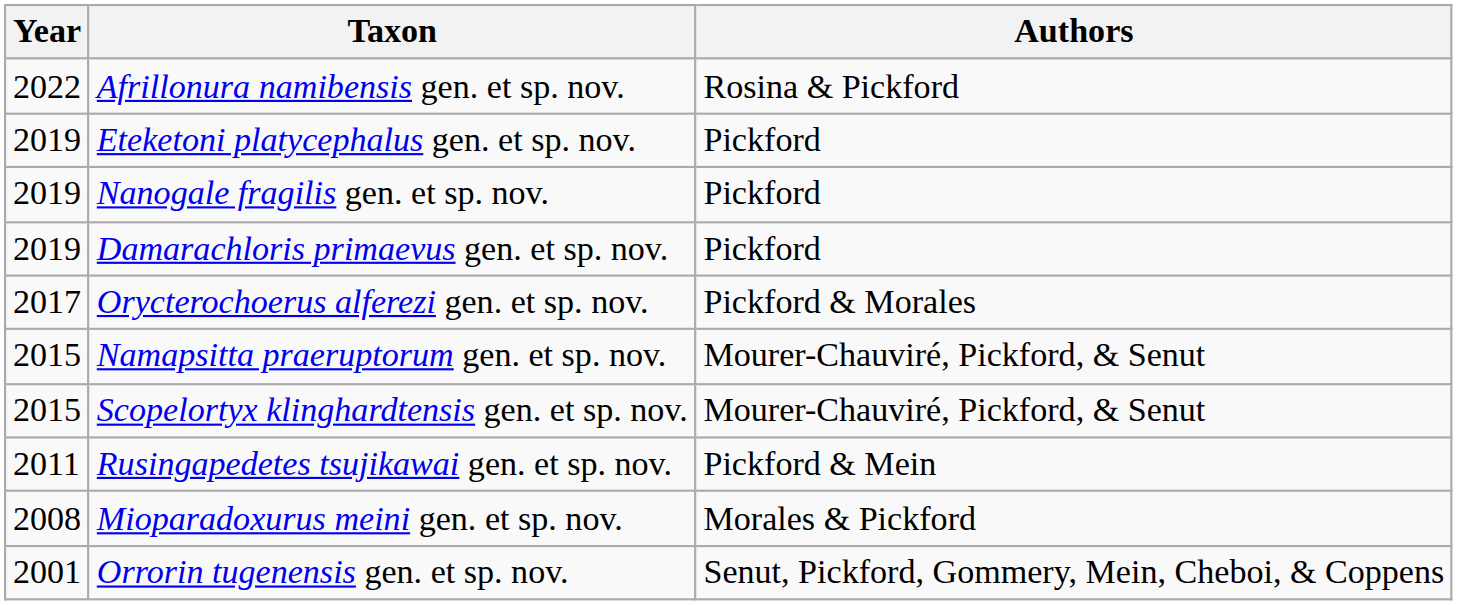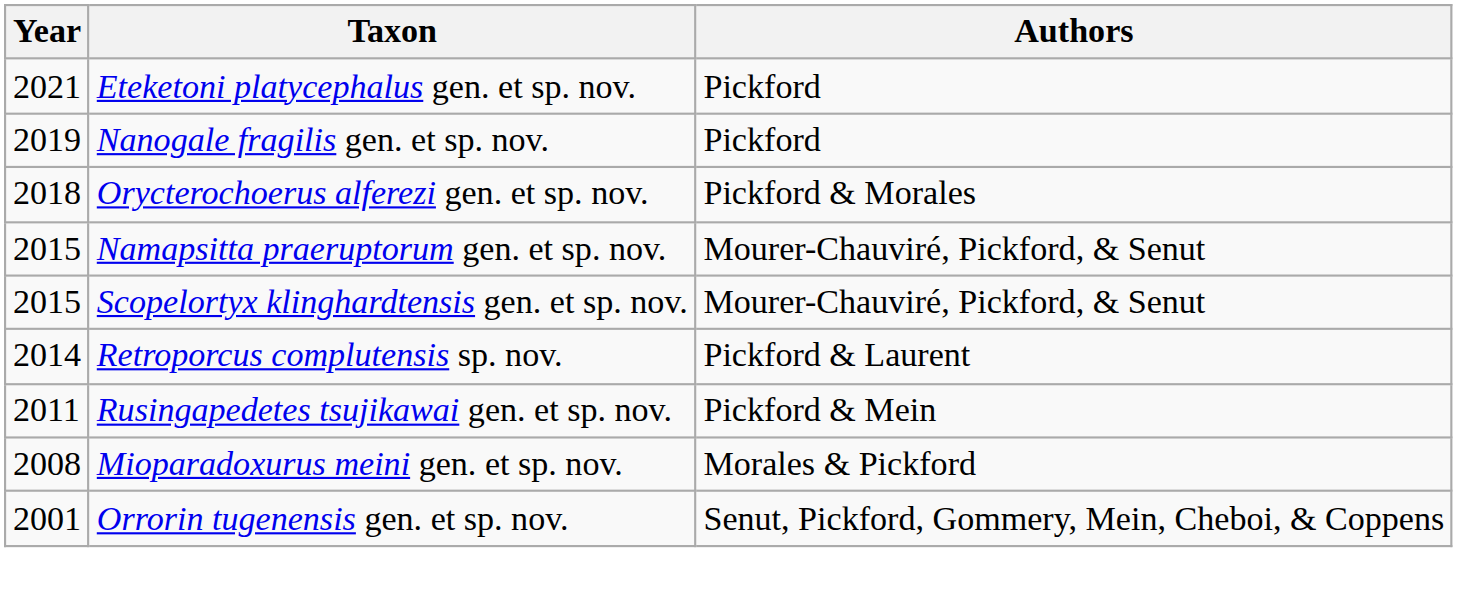- row: (361, 85)
(47, 139) 2019 -> (47, 85) 2021
- row: (383, 247)
(47, 301) 2017 -> (47, 193) 2018
+ row: (330, 355)
